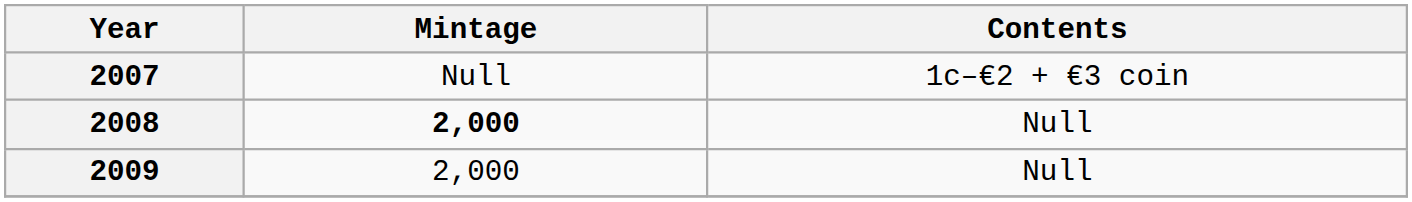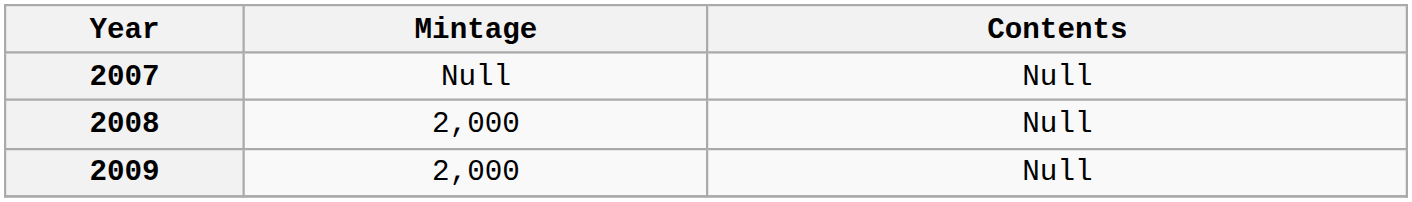(1057, 77) 1c–€2 + €3 coin -> (1057, 77) Null
(476, 124) bold -> (476, 124) normal
